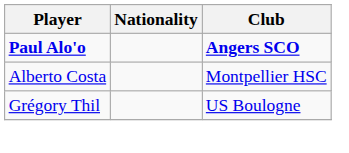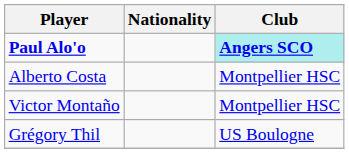(253, 47) no background -> (266, 47) paleturquoise background
+ row: (64, 105)
